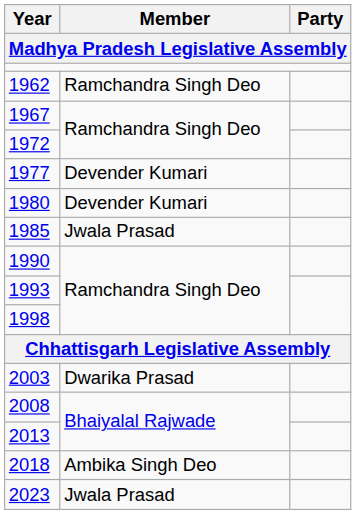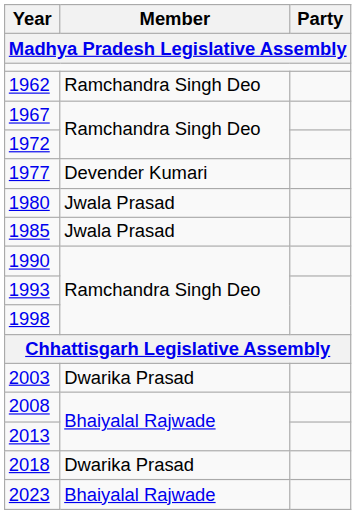(136, 202) Devender Kumari -> (119, 202) Jwala Prasad
(140, 465) Ambika Singh Deo -> (129, 465) Dwarika Prasad
(119, 494) Jwala Prasad -> (140, 494) Bhaiyalal Rajwade
